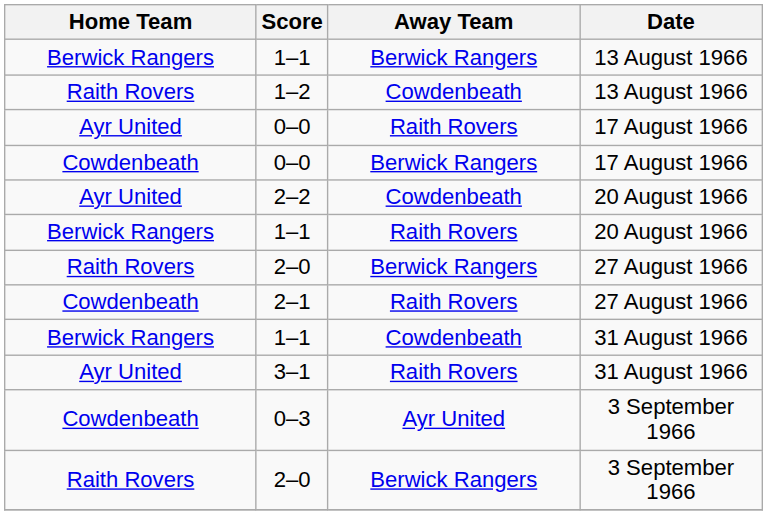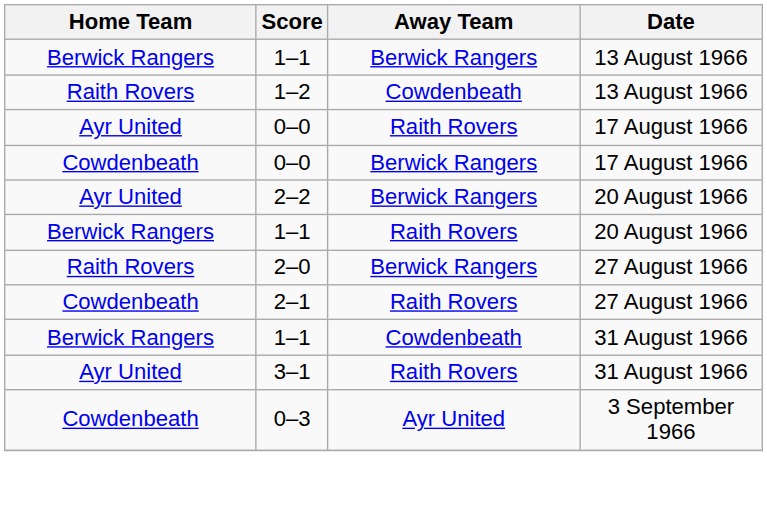(454, 197) Cowdenbeath -> (454, 197) Berwick Rangers
- row: (292, 479)
